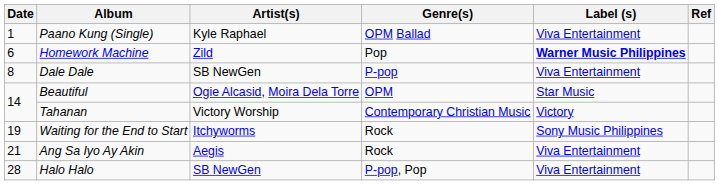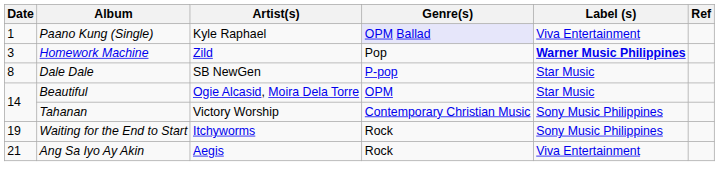(398, 33) no background -> (398, 33) lavender background
(11, 53) 6 -> (11, 53) 3
(588, 72) Viva Entertainment -> (565, 72) Star Music
(555, 111) Victory -> (600, 111) Sony Music Philippines
- row: (67, 170)
